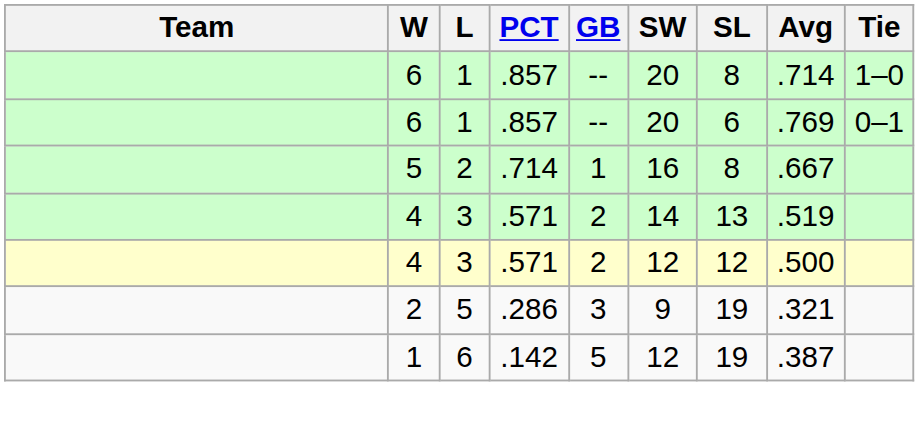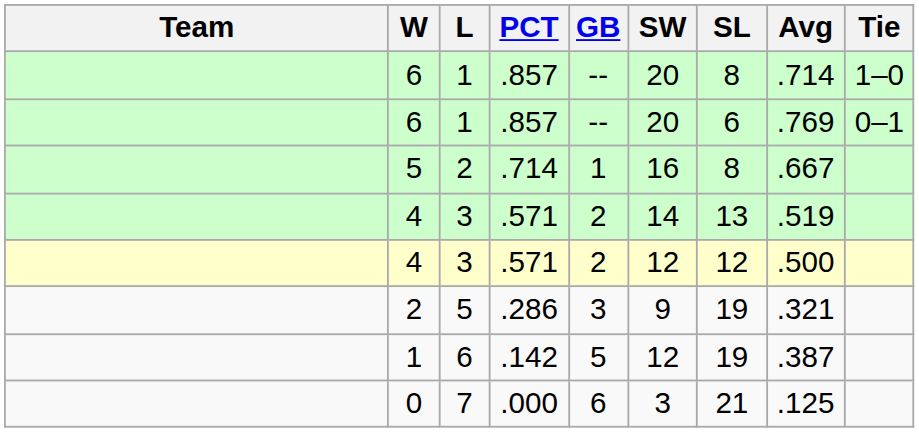+ row: (414, 403)
